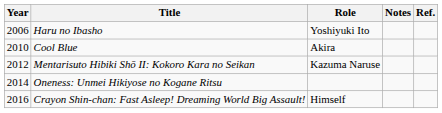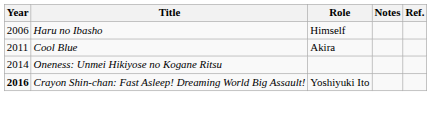(340, 30) Yoshiyuki Ito -> (328, 30) Himself
(18, 47) 2010 -> (18, 47) 2011
- row: (144, 64)
(18, 99) normal -> (18, 82) bold
(328, 99) Himself -> (340, 82) Yoshiyuki Ito
